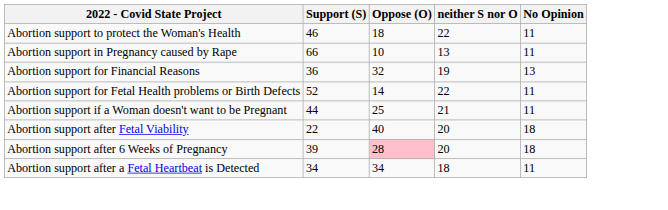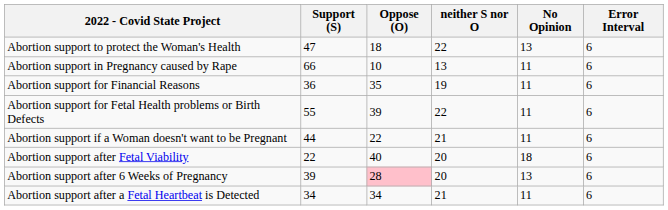+ column: (623, 20)
(312, 33) 46 -> (310, 47) 47
(529, 33) 11 -> (526, 47) 13
(378, 71) 32 -> (375, 85) 35
(529, 71) 13 -> (526, 85) 11
(312, 91) 52 -> (310, 111) 55
(378, 91) 14 -> (375, 111) 39
(378, 110) 25 -> (375, 137) 22
(529, 149) 18 -> (526, 176) 13
(443, 168) 18 -> (441, 195) 21
